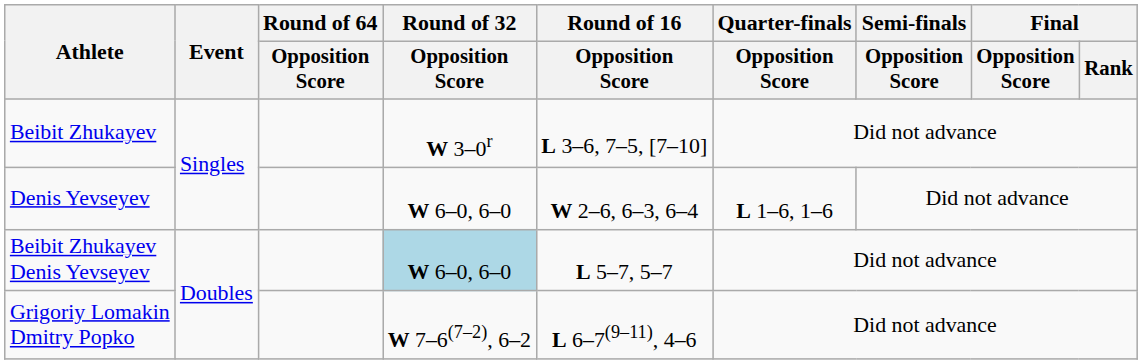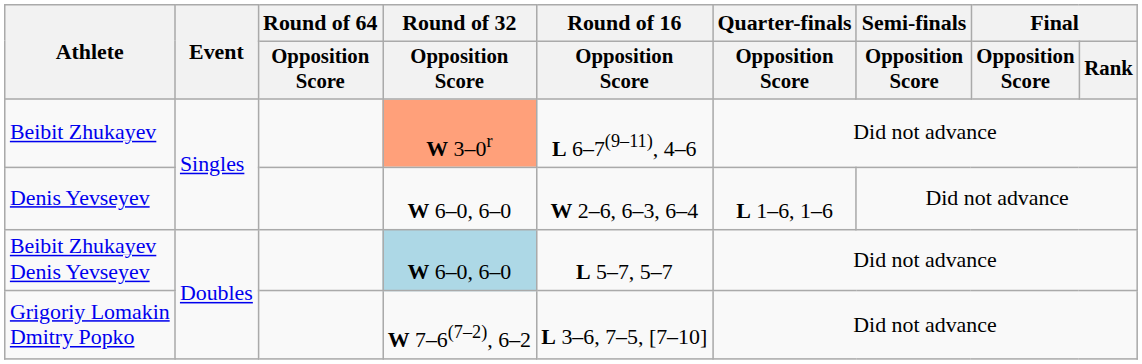(459, 146) no background -> (459, 146) lightsalmon background
(624, 146) L 3–6, 7–5, [7–10] -> (624, 146) L 6–7(9–11), 4–6
(624, 337) L 6–7(9–11), 4–6 -> (624, 337) L 3–6, 7–5, [7–10]
